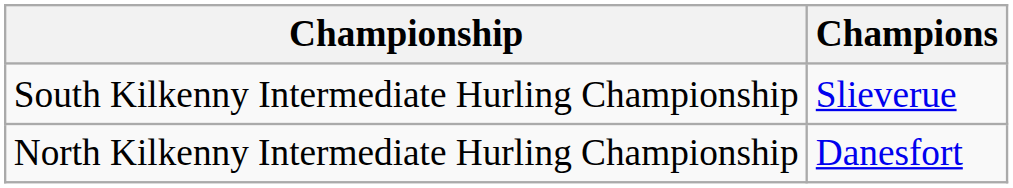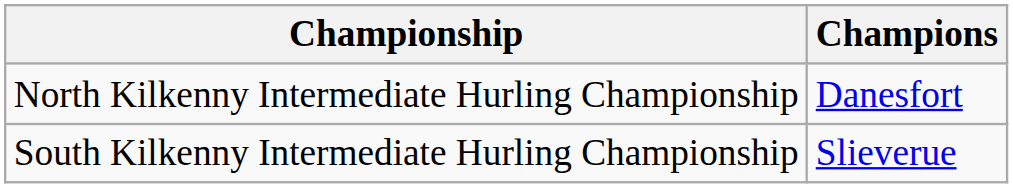rows swapped: (406, 152) <-> (406, 93)
